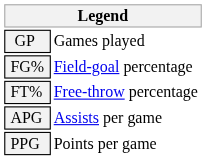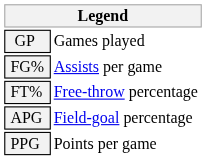(123, 66) Field-goal percentage -> (108, 66) Assists per game
(108, 117) Assists per game -> (123, 117) Field-goal percentage
